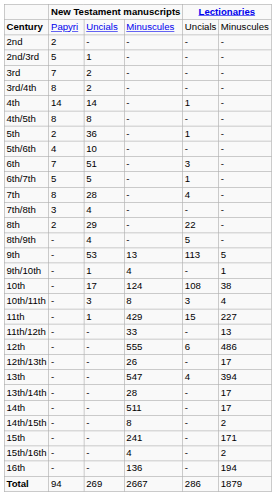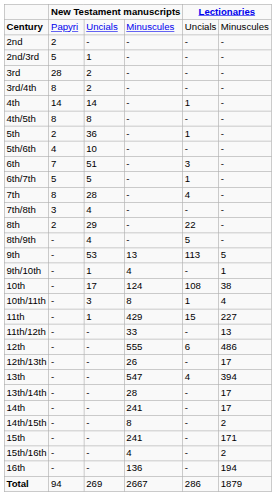(54, 73) 7 -> (56, 73) 28
(188, 301) 3 -> (188, 301) 1
(134, 407) 511 -> (134, 407) 241
